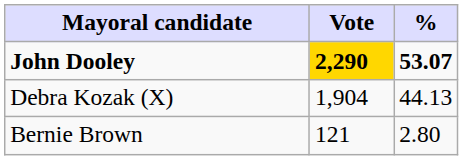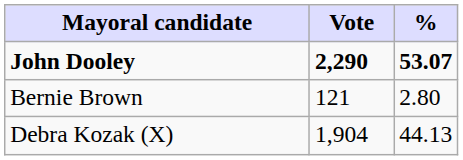(341, 60) gold background -> (341, 60) no background
rows swapped: (92, 97) <-> (76, 135)
